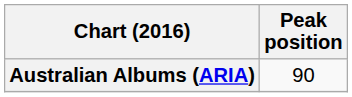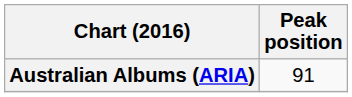(303, 75) 90 -> (303, 75) 91
